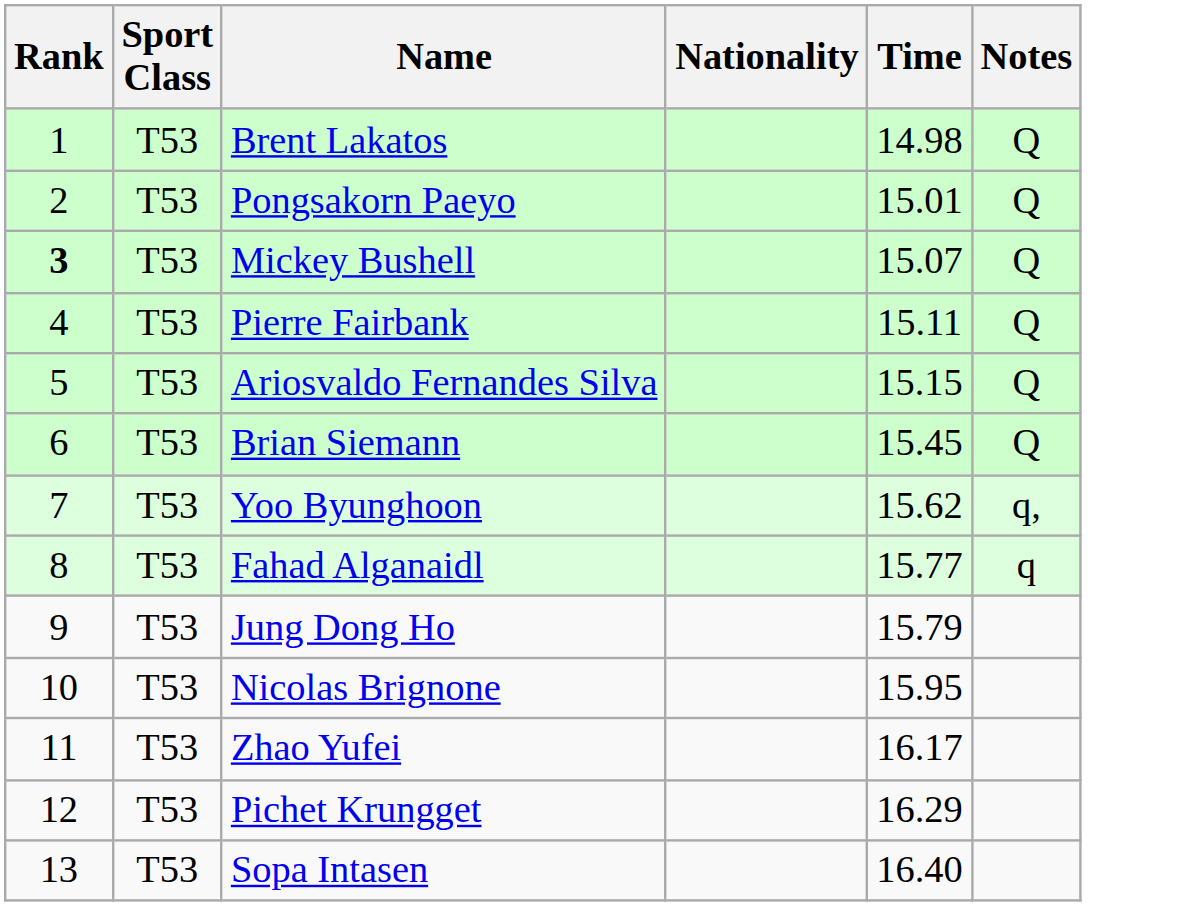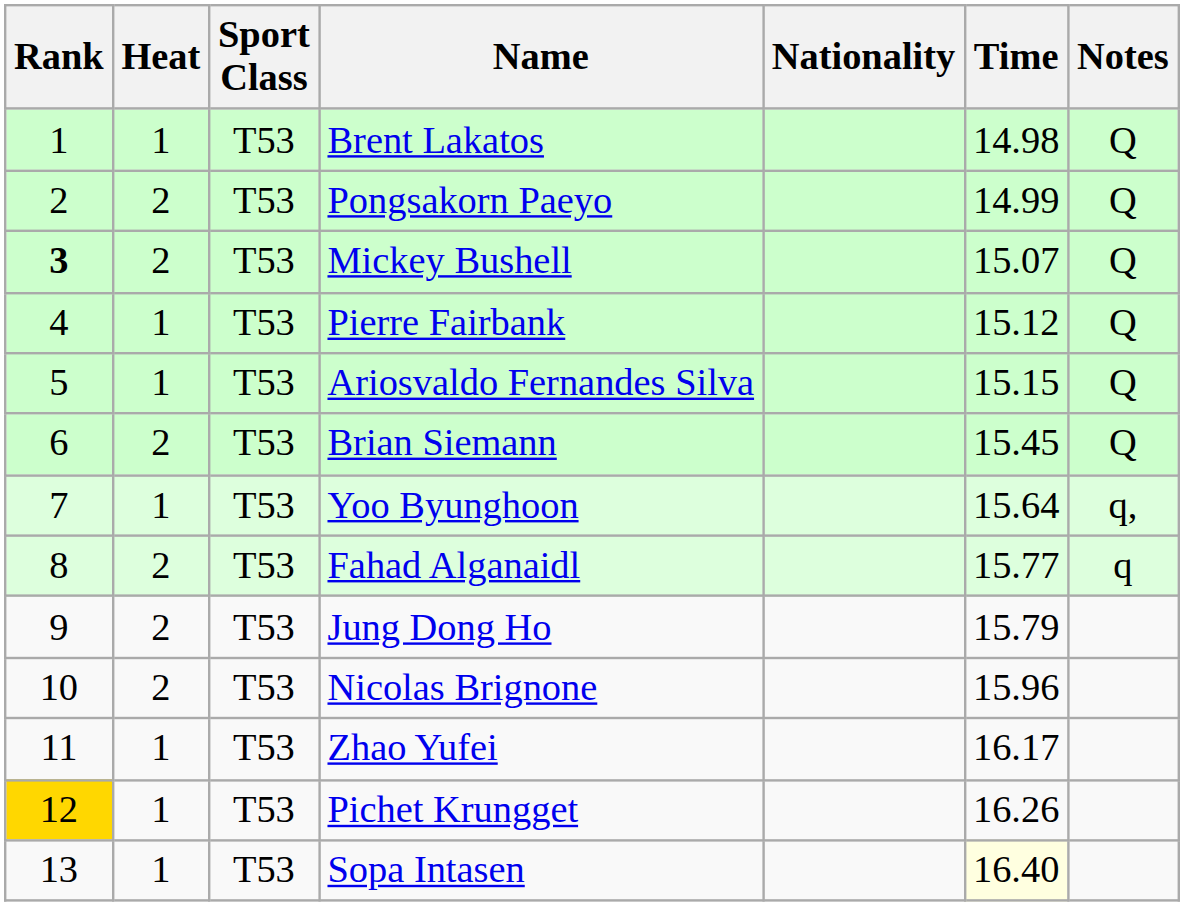+ column: (161, 56)
(920, 199) 15.01 -> (1016, 199) 14.99
(920, 321) 15.11 -> (1016, 321) 15.12
(920, 504) 15.62 -> (1016, 504) 15.64
(920, 687) 15.95 -> (1016, 687) 15.96
(59, 808) no background -> (59, 808) gold background
(920, 808) 16.29 -> (1016, 808) 16.26
(920, 869) no background -> (1016, 869) lightyellow background
